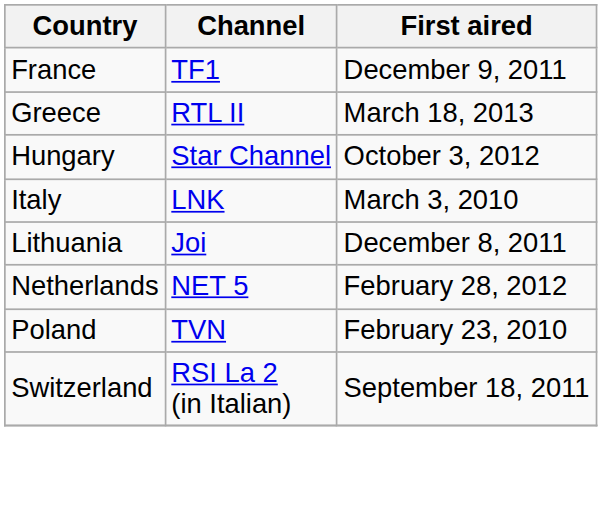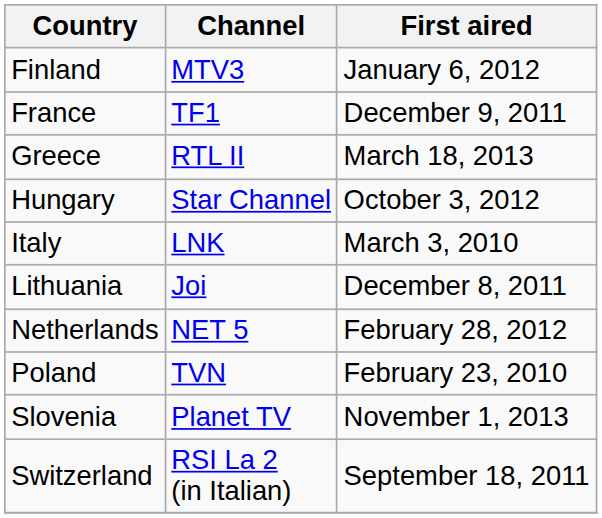+ row: (56, 69)
+ row: (64, 416)
